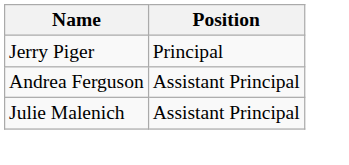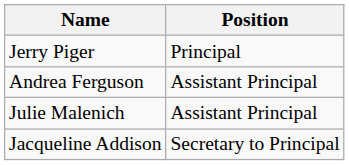+ row: (85, 143)
